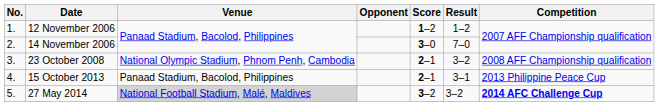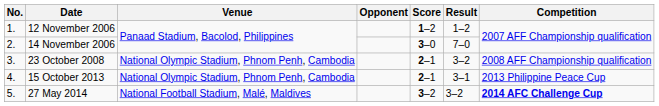(207, 77) Panaad Stadium, Bacolod, Philippines -> (237, 77) National Olympic Stadium, Phnom Penh, Cambodia
(215, 93) lightgrey background -> (215, 93) no background
